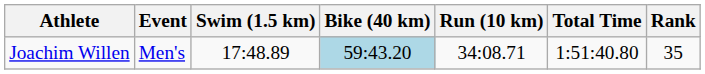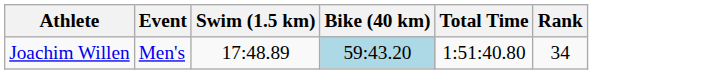- column: (492, 20)
(673, 52) 35 -> (560, 52) 34
